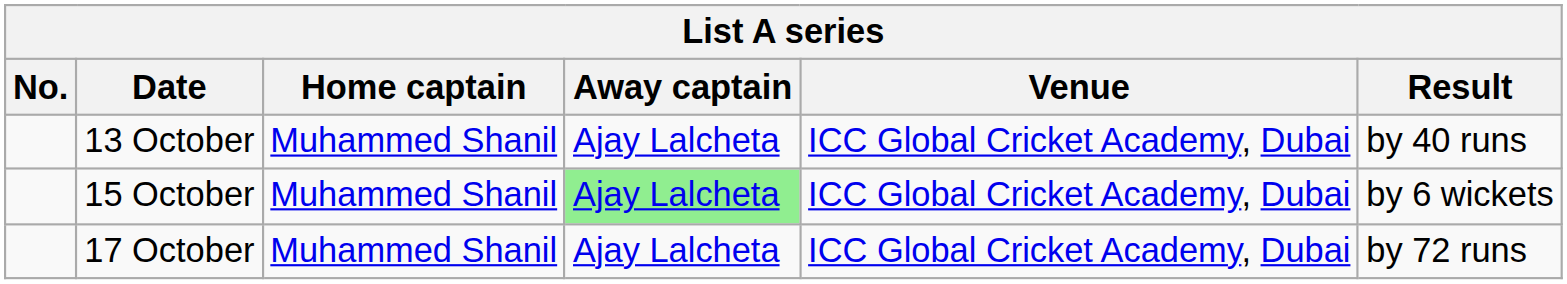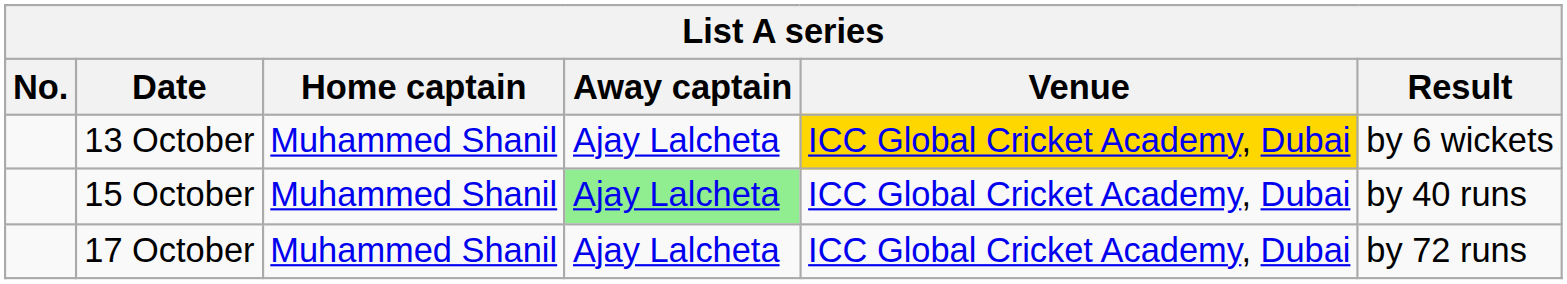(1079, 140) no background -> (1079, 140) gold background
(1447, 140) by 40 runs -> (1460, 140) by 6 wickets
(1460, 195) by 6 wickets -> (1447, 195) by 40 runs
